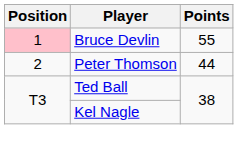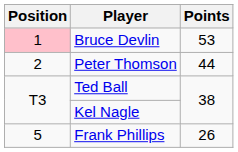(207, 40) 55 -> (207, 40) 53
+ row: (119, 135)
